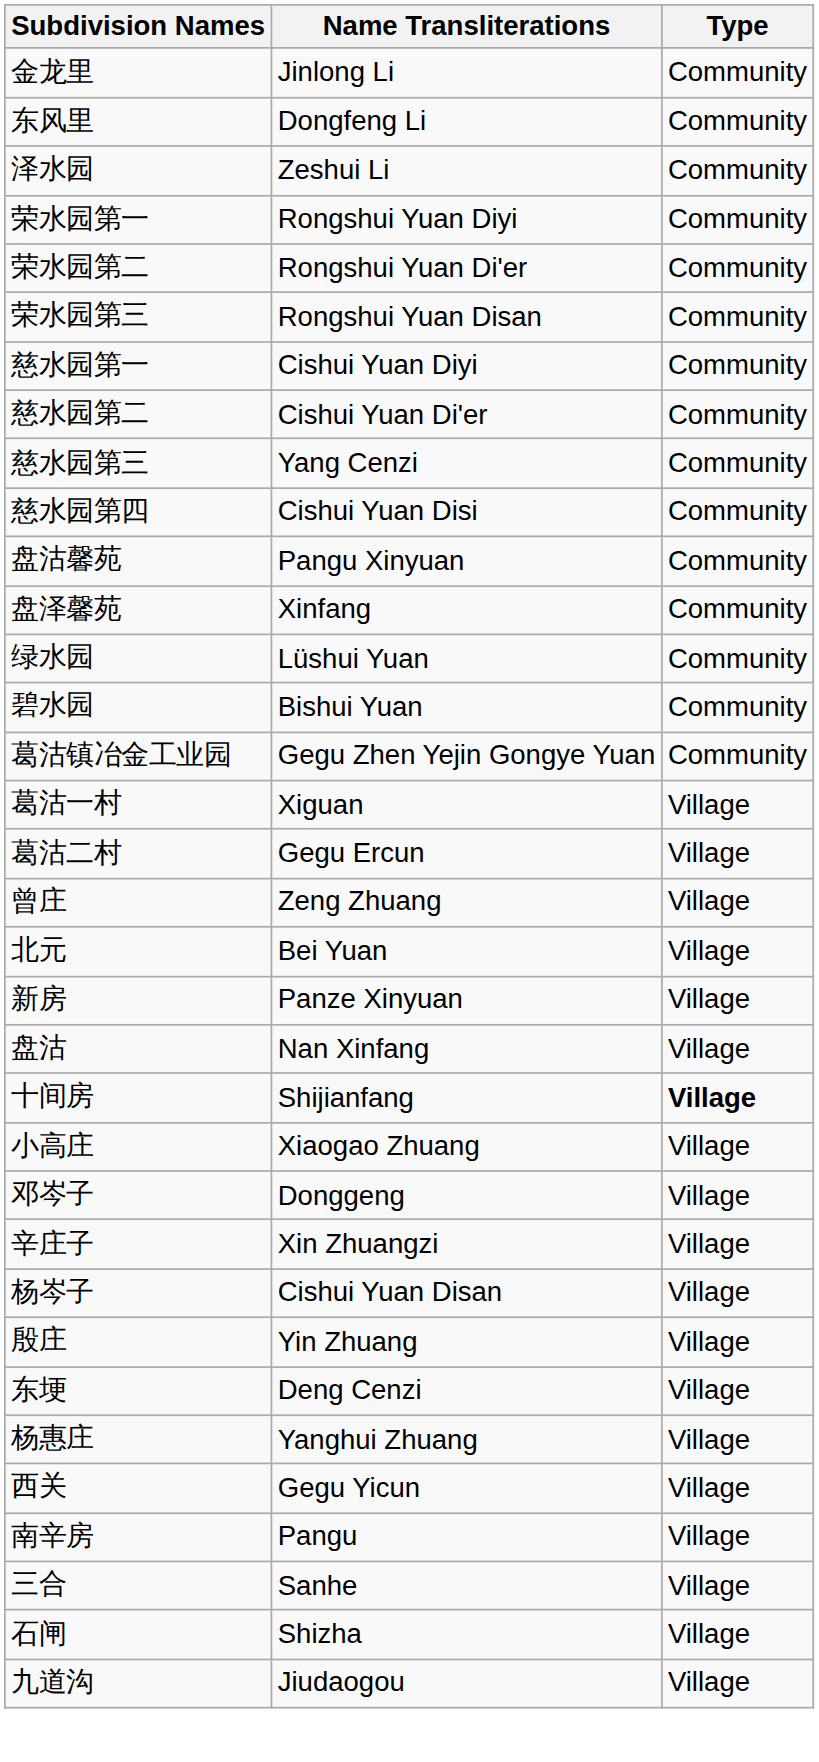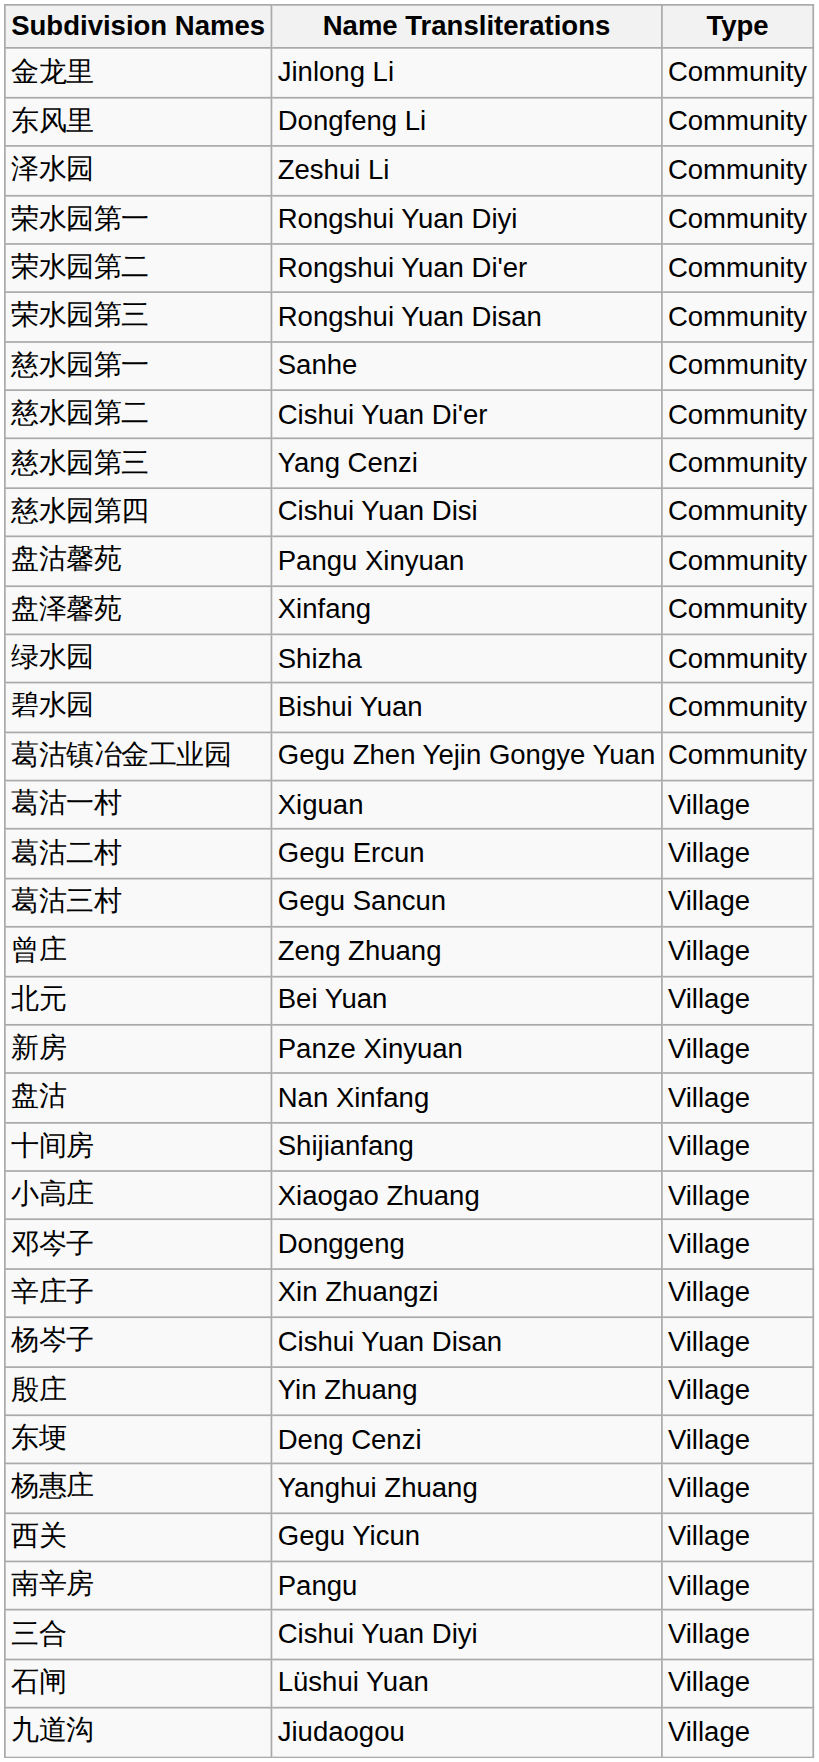(378, 365) Cishui Yuan Diyi -> (318, 365) Sanhe
(353, 658) Lüshui Yuan -> (320, 658) Shizha
+ row: (66, 901)
(712, 1097) bold -> (709, 1146) normal
(318, 1585) Sanhe -> (378, 1634) Cishui Yuan Diyi
(320, 1634) Shizha -> (353, 1683) Lüshui Yuan
